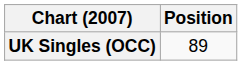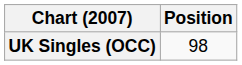(198, 45) 89 -> (198, 45) 98
